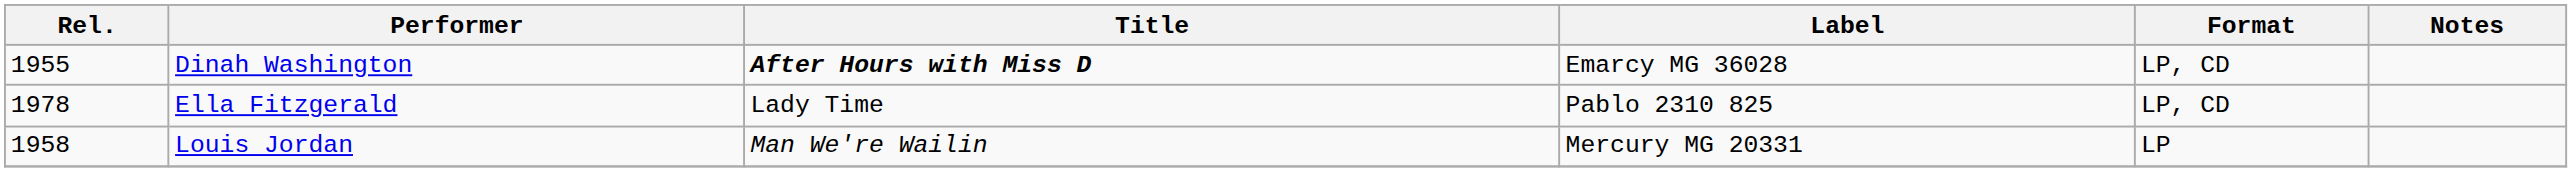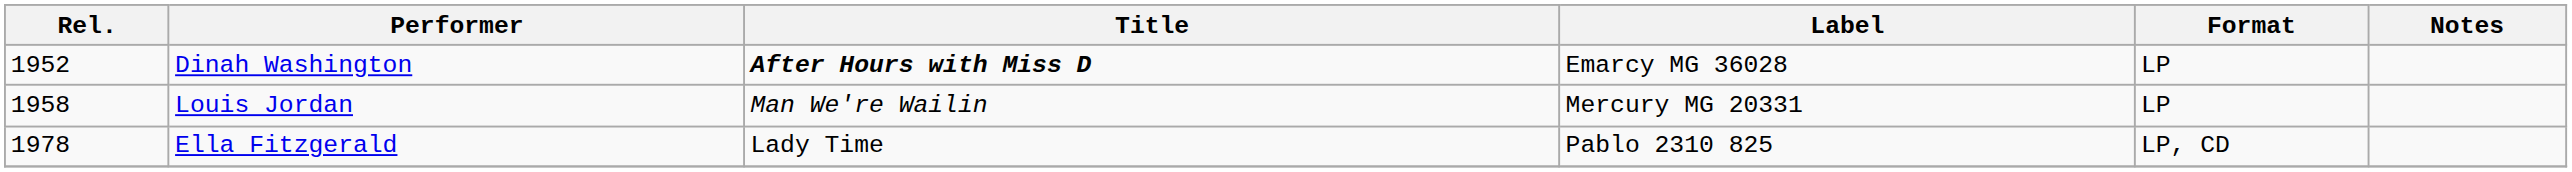(40, 65) 1955 -> (40, 65) 1952
(2185, 65) LP, CD -> (2156, 65) LP
rows swapped: (264, 146) <-> (286, 106)
